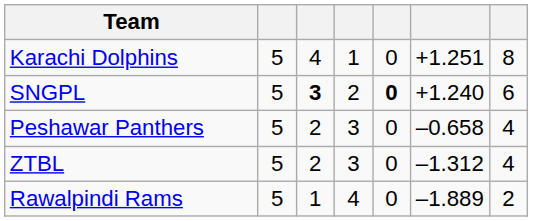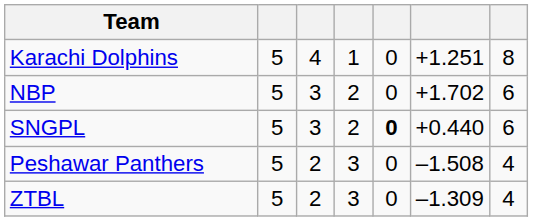+ row: (33, 92)
(315, 92) bold -> (315, 127) normal
(450, 92) +1.240 -> (450, 127) +0.440
(450, 127) –0.658 -> (450, 163) –1.508
(450, 163) –1.312 -> (450, 198) –1.309
- row: (96, 198)
